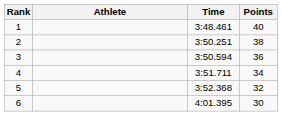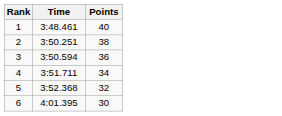- column: (110, 12)
